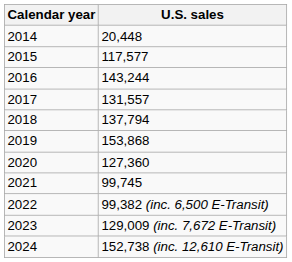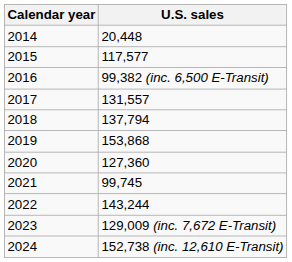(125, 78) 143,244 -> (185, 78) 99,382 (inc. 6,500 E-Transit)
(185, 204) 99,382 (inc. 6,500 E-Transit) -> (125, 204) 143,244
